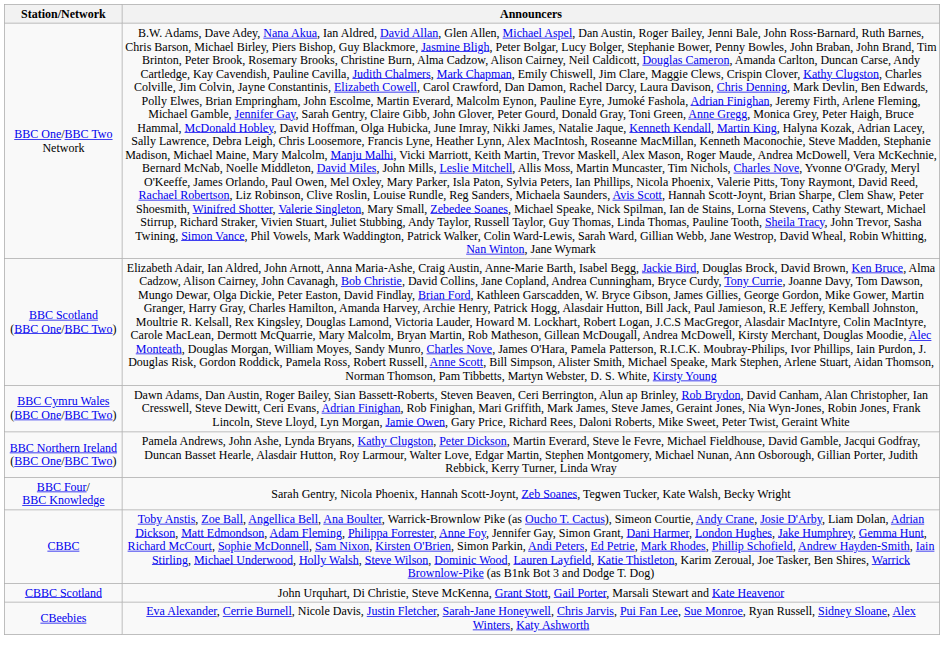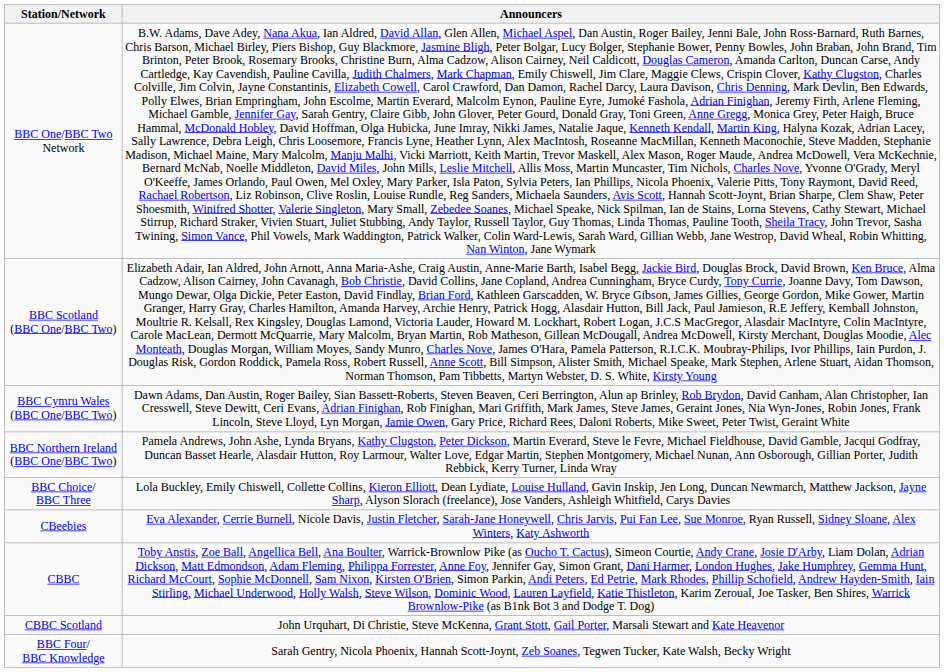+ row: (63, 493)
rows swapped: (63, 493) <-> (63, 618)
